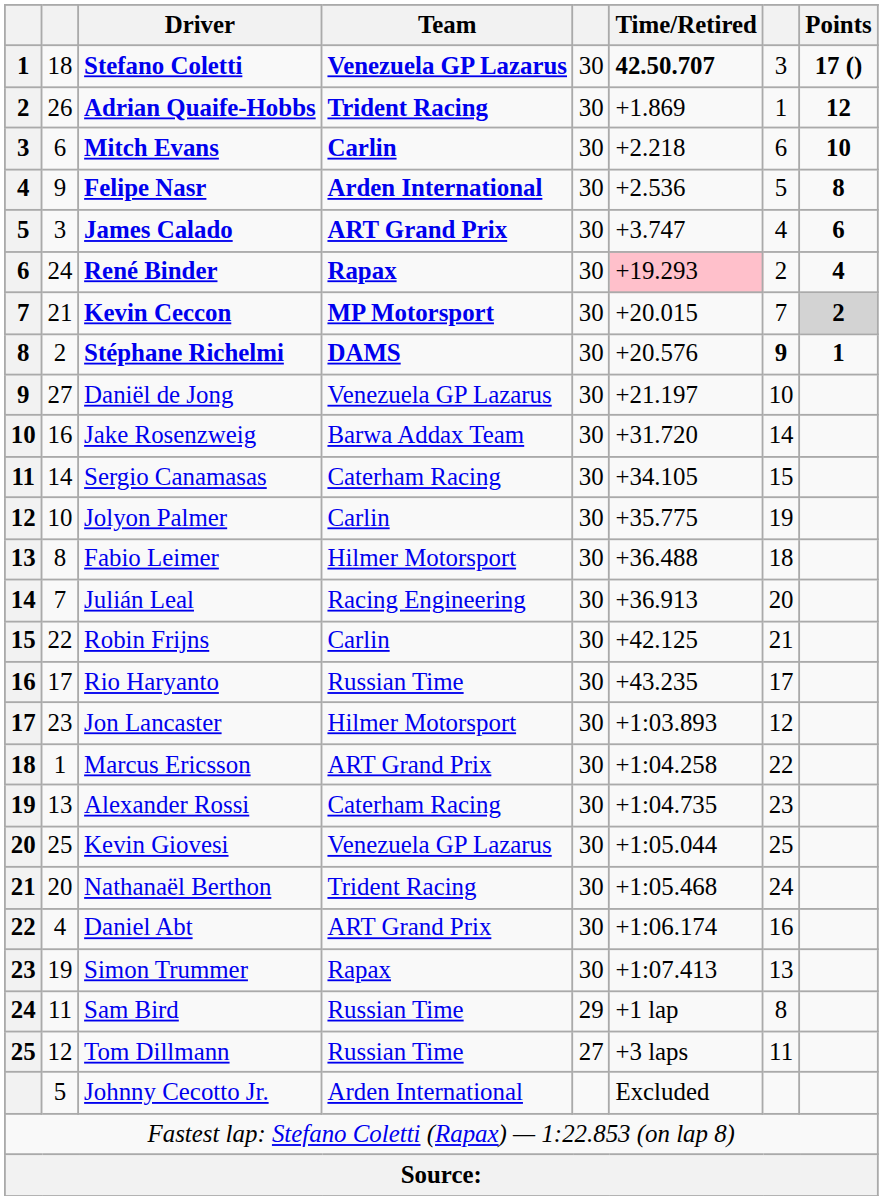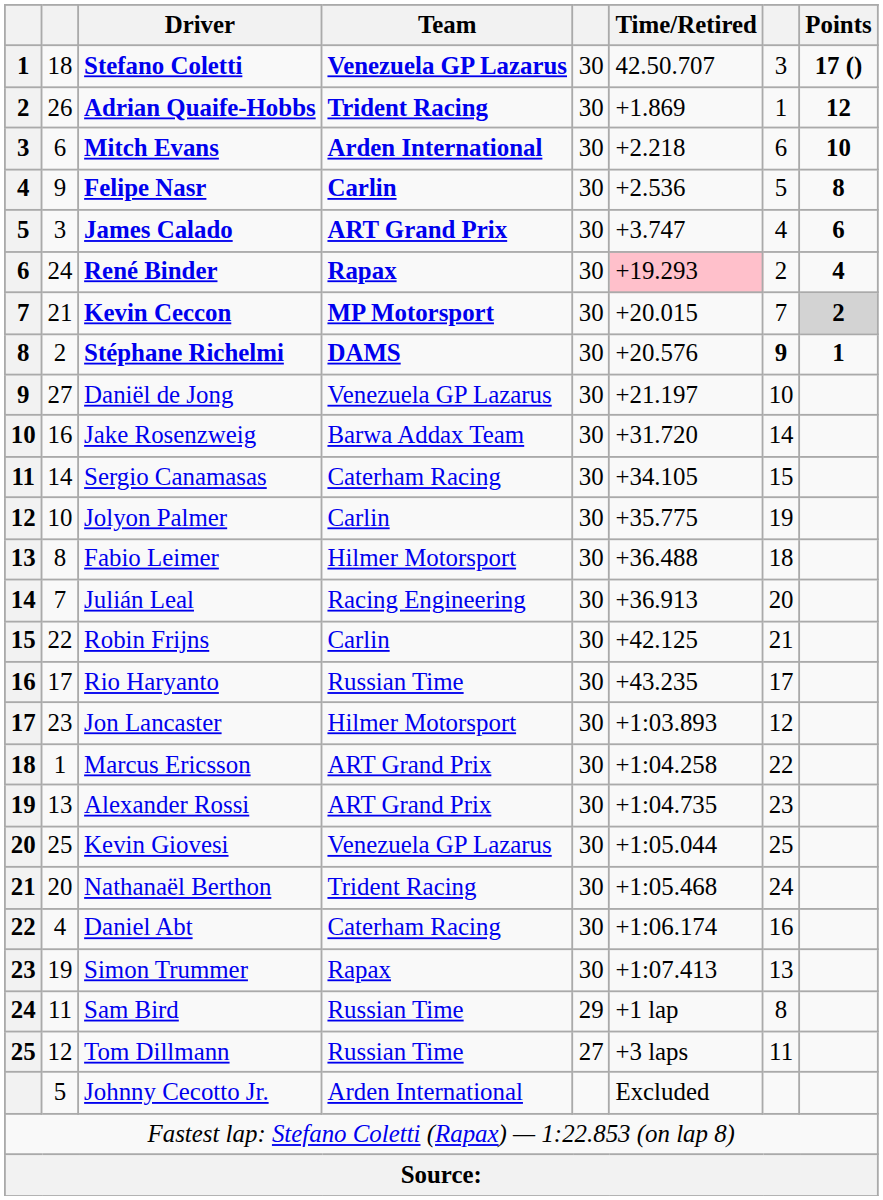(665, 65) bold -> (665, 65) normal
(362, 147) Carlin -> (435, 147) Arden International
(435, 188) Arden International -> (362, 188) Carlin
(414, 804) Caterham Racing -> (409, 804) ART Grand Prix
(409, 927) ART Grand Prix -> (414, 927) Caterham Racing
